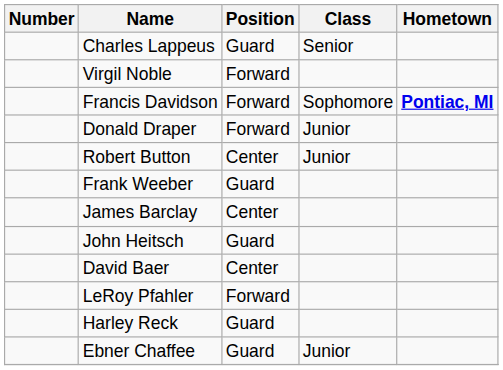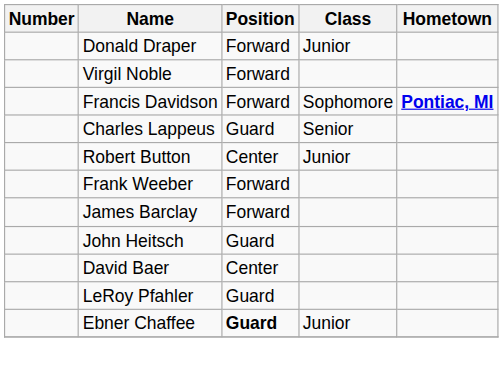rows swapped: (149, 46) <-> (140, 129)
(250, 185) Guard -> (258, 185) Forward
(252, 212) Center -> (258, 212) Forward
(258, 295) Forward -> (250, 295) Guard
- row: (130, 323)
(250, 351) normal -> (252, 323) bold
